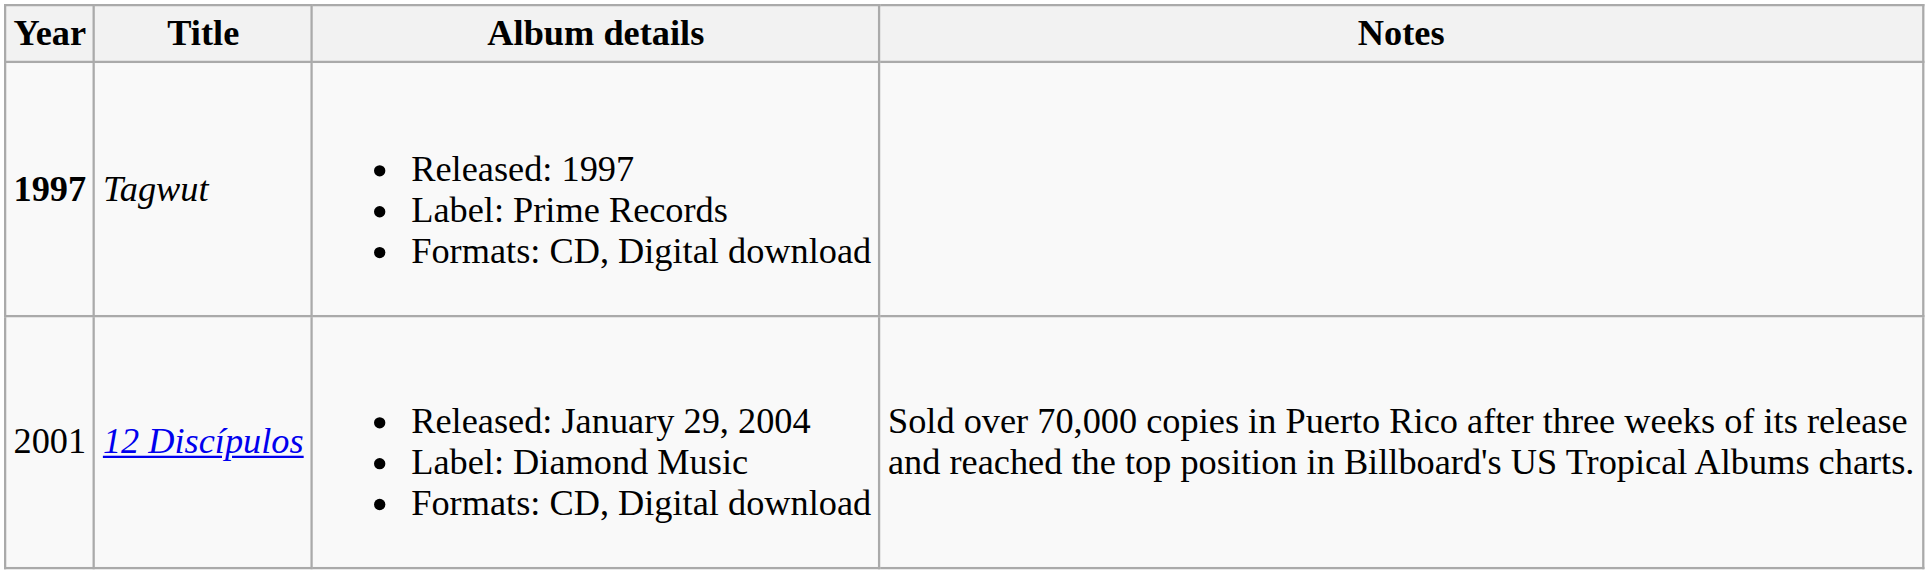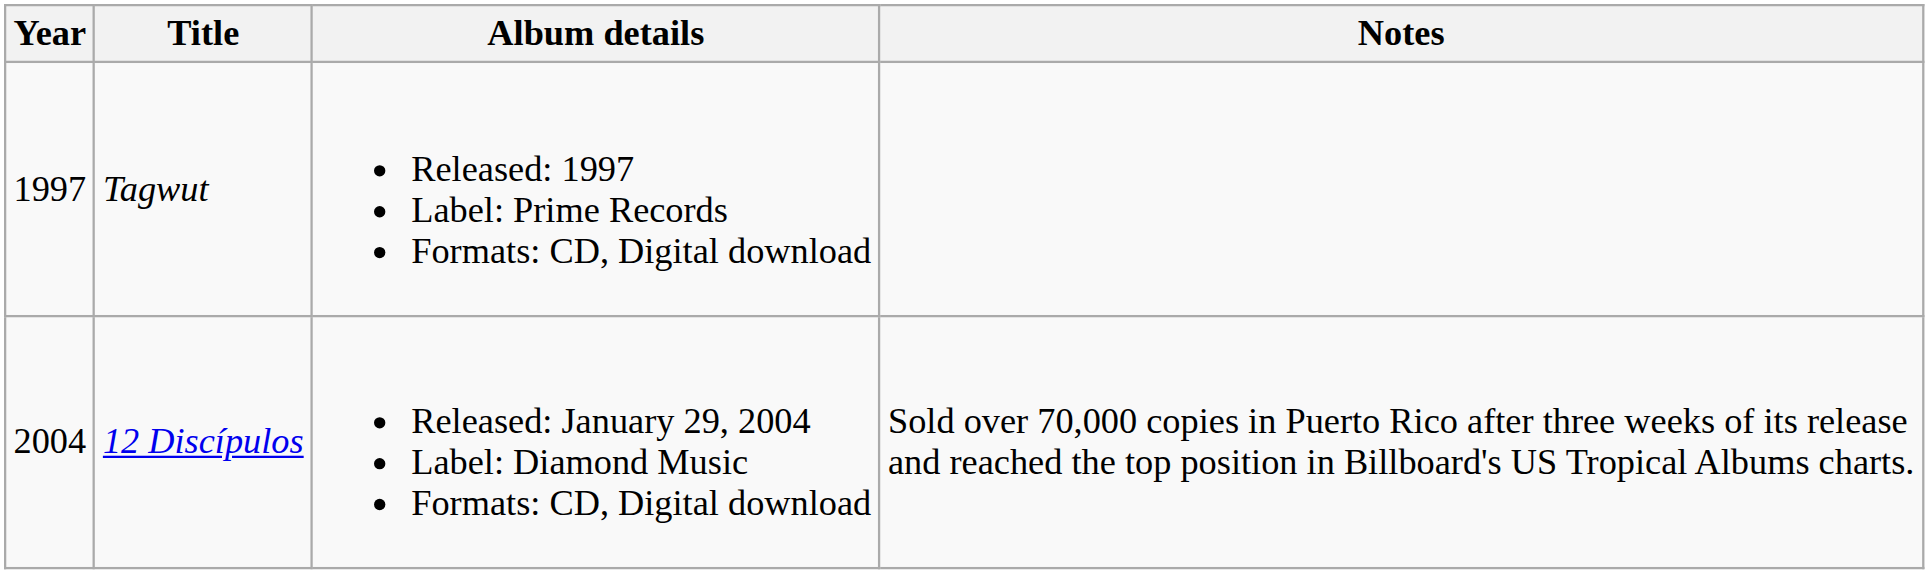(50, 188) bold -> (50, 188) normal
(50, 441) 2001 -> (50, 441) 2004
